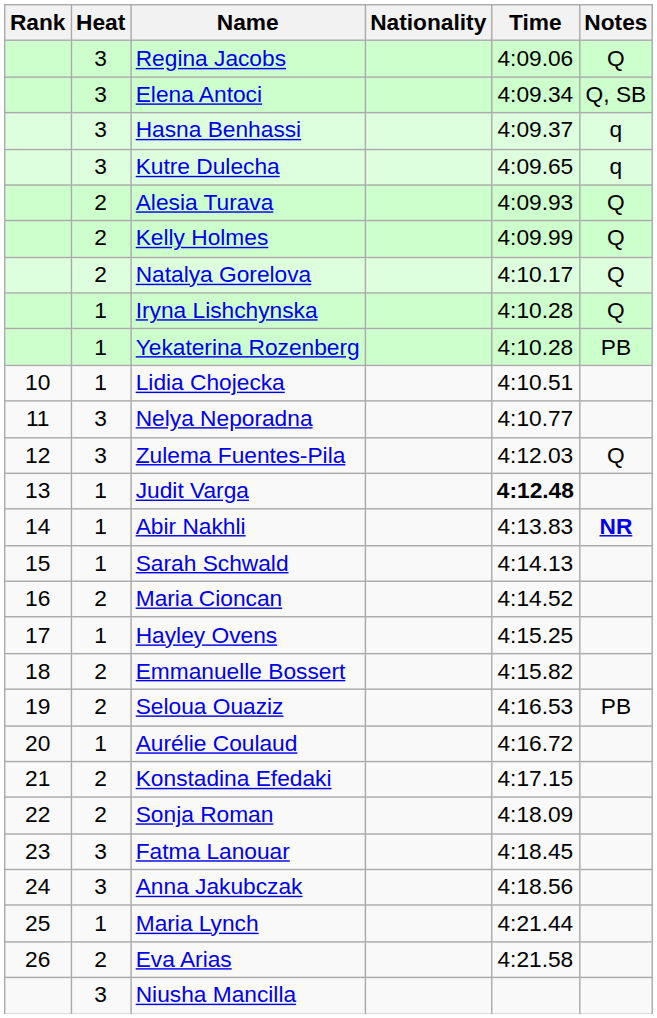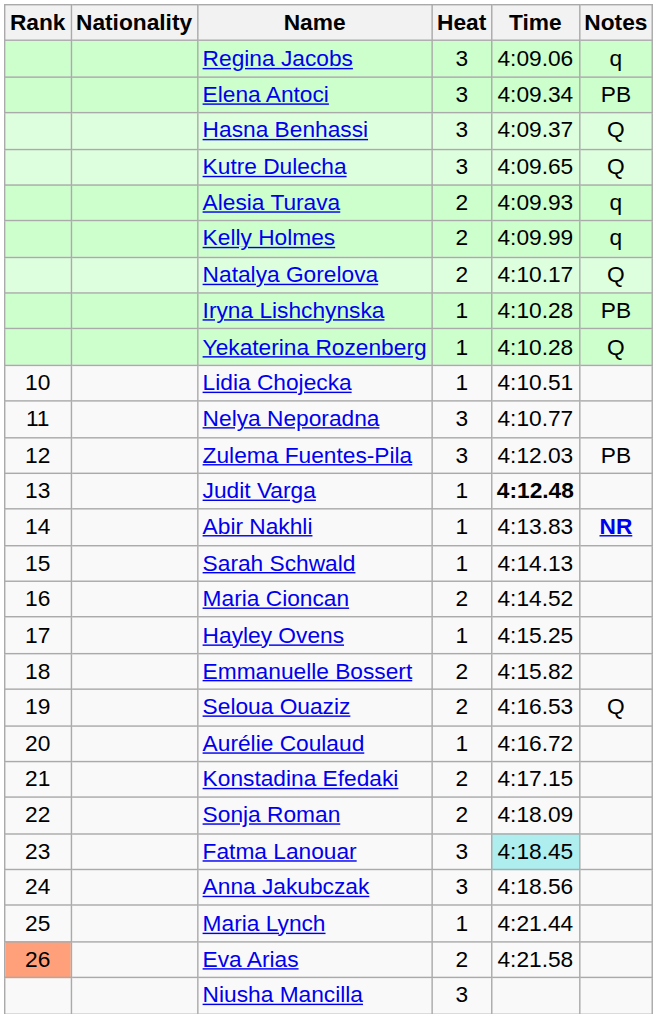columns swapped: (101, 22) <-> (428, 22)
(616, 58) Q -> (616, 58) q
(616, 94) Q, SB -> (616, 94) PB
(616, 130) q -> (616, 130) Q
(616, 166) q -> (616, 166) Q
(616, 202) Q -> (616, 202) q
(616, 238) Q -> (616, 238) q
(616, 310) Q -> (616, 310) PB
(616, 346) PB -> (616, 346) Q
(616, 454) Q -> (616, 454) PB
(616, 707) PB -> (616, 707) Q
(535, 851) no background -> (535, 851) paleturquoise background
(38, 959) no background -> (38, 959) lightsalmon background
